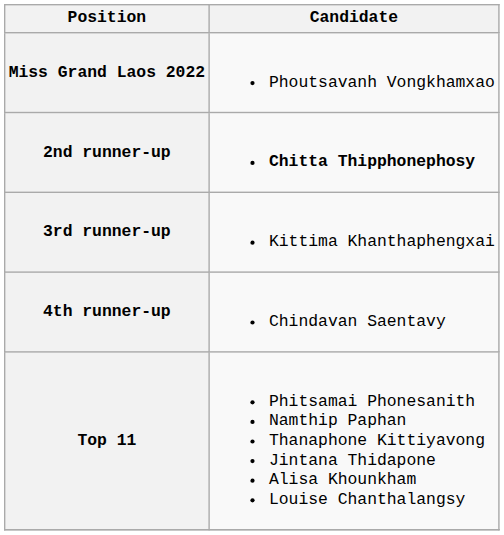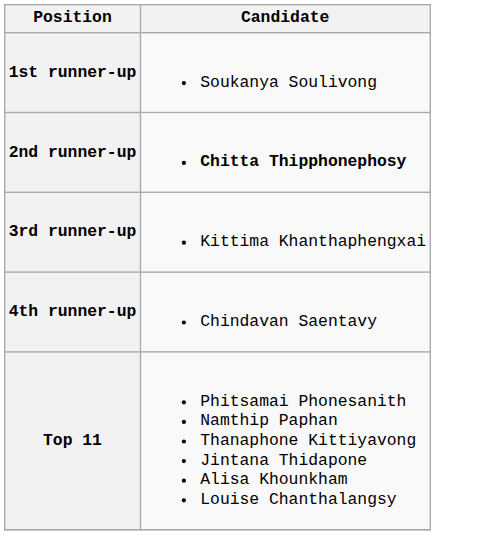- row: (107, 72)
+ row: (72, 72)
